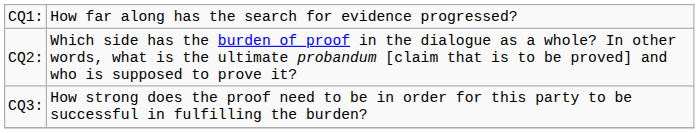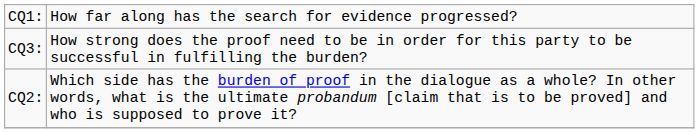rows swapped: (26, 57) <-> (26, 107)
